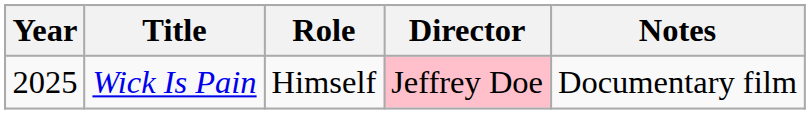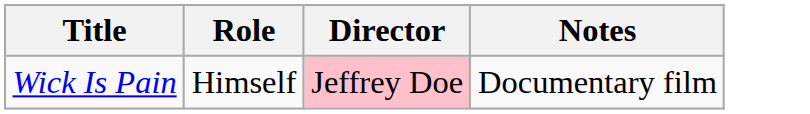- column: (45, 30)
